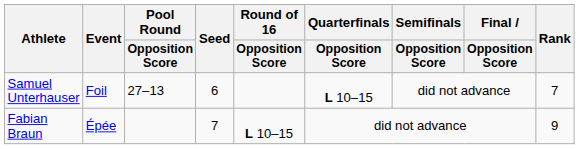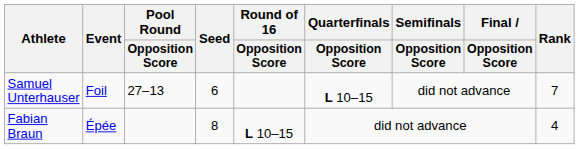(215, 126) 7 -> (215, 126) 8
(555, 126) 9 -> (555, 126) 4
